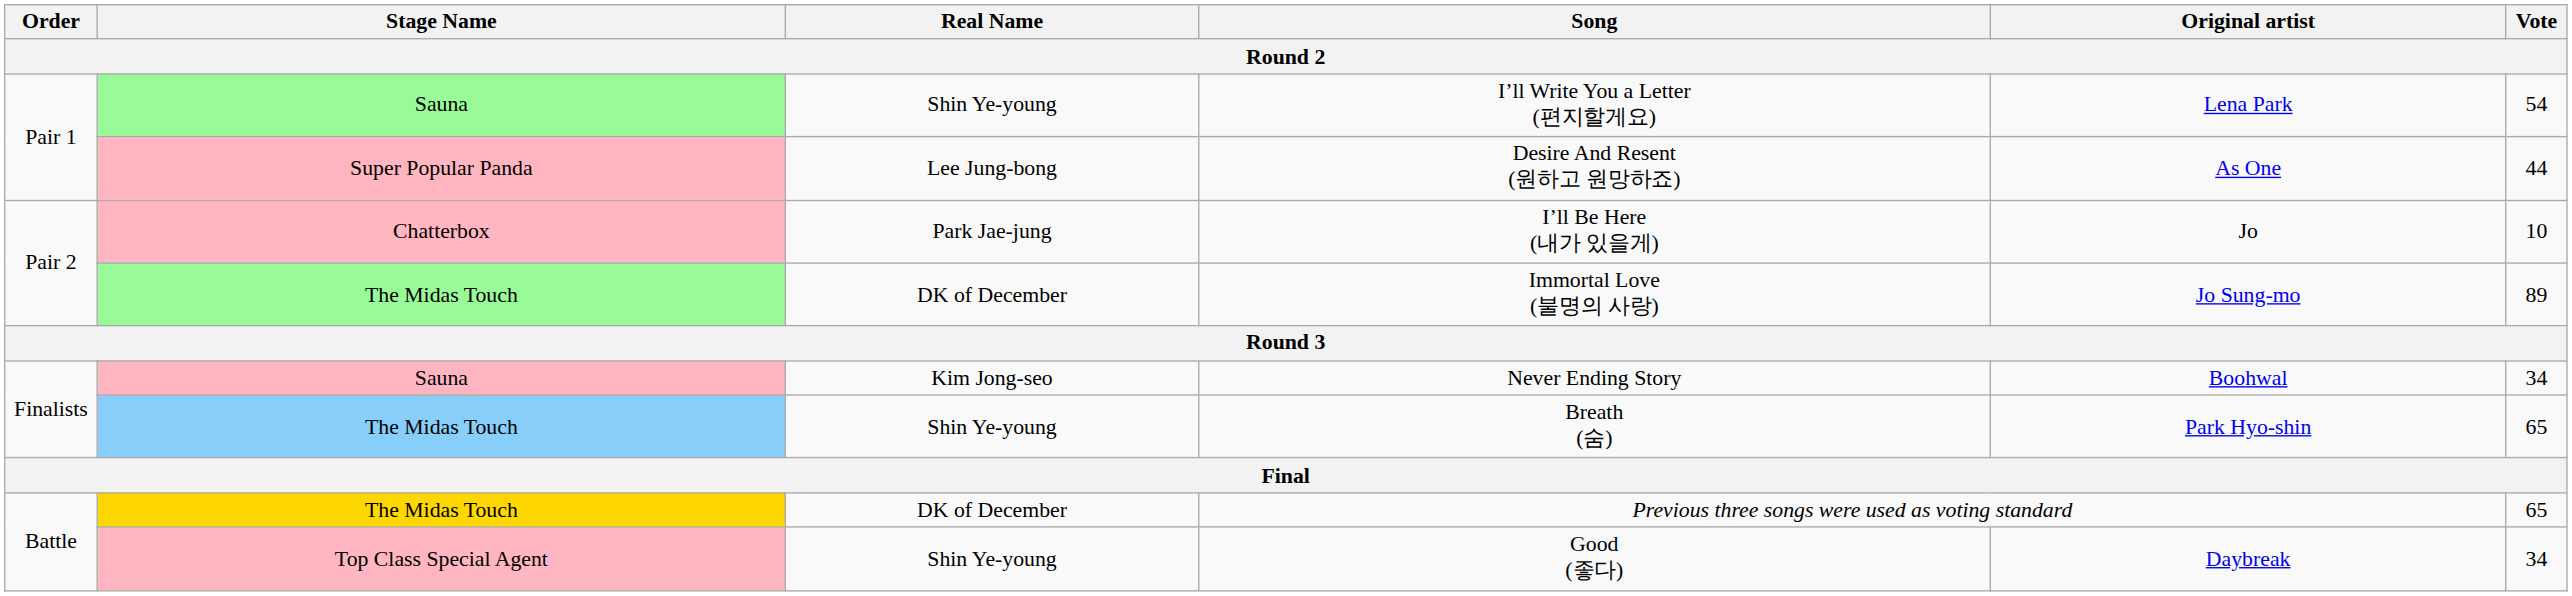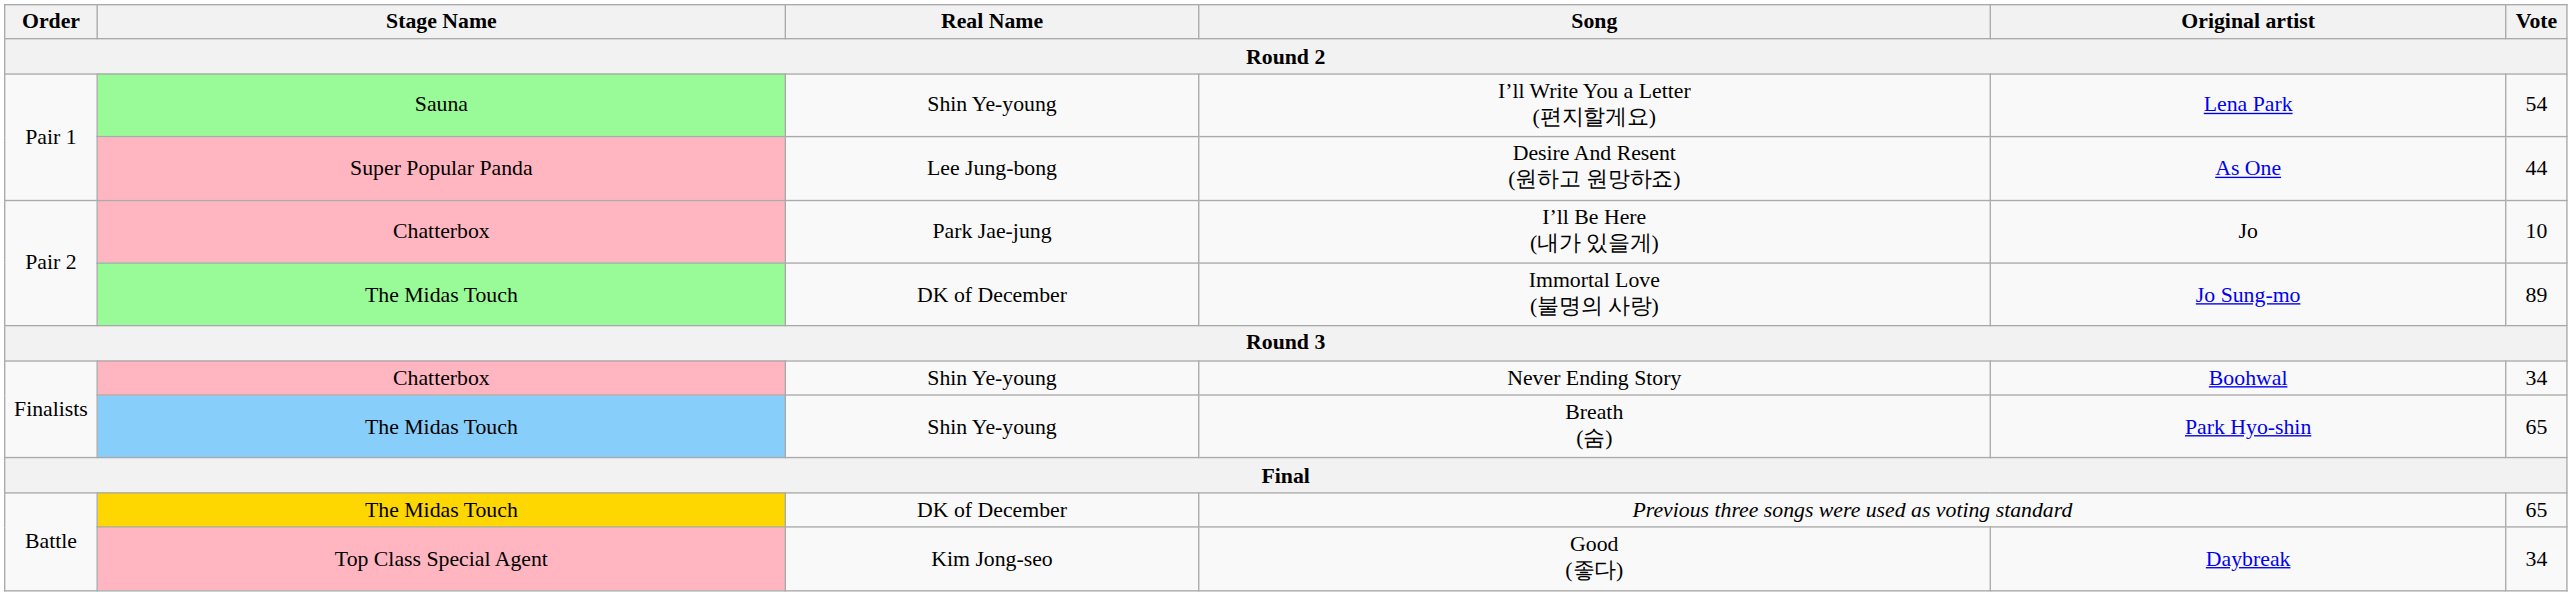(441, 377) Sauna -> (441, 377) Chatterbox
(992, 377) Kim Jong-seo -> (992, 377) Shin Ye-young
(992, 558) Shin Ye-young -> (992, 558) Kim Jong-seo
